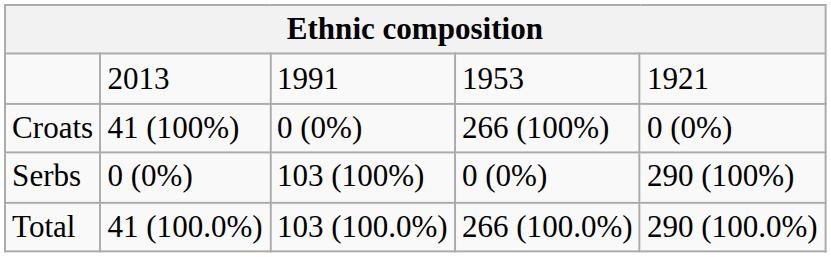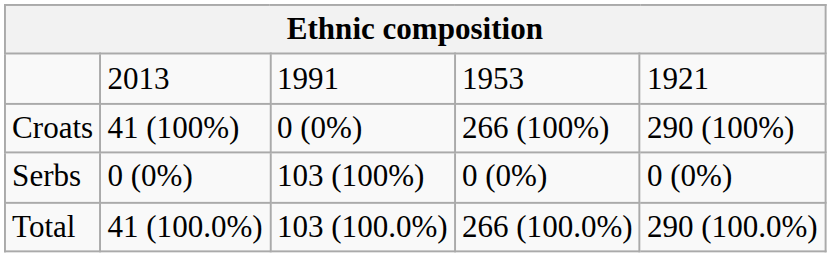(690, 127) 0 (0%) -> (721, 127) 290 (100%)
(721, 176) 290 (100%) -> (690, 176) 0 (0%)
